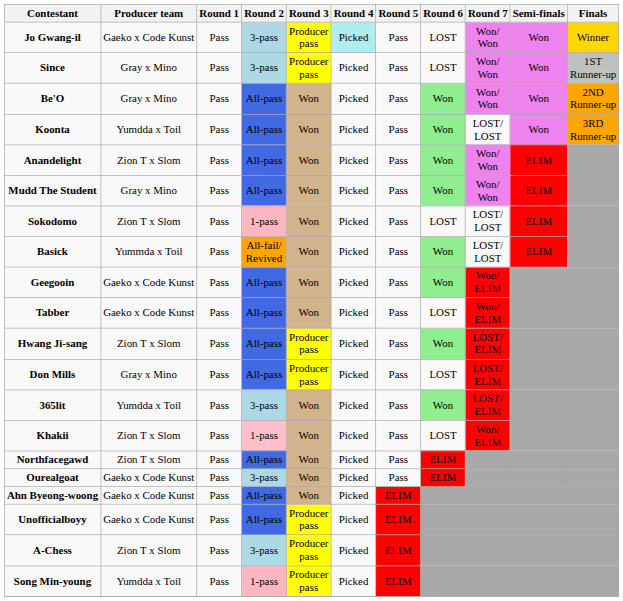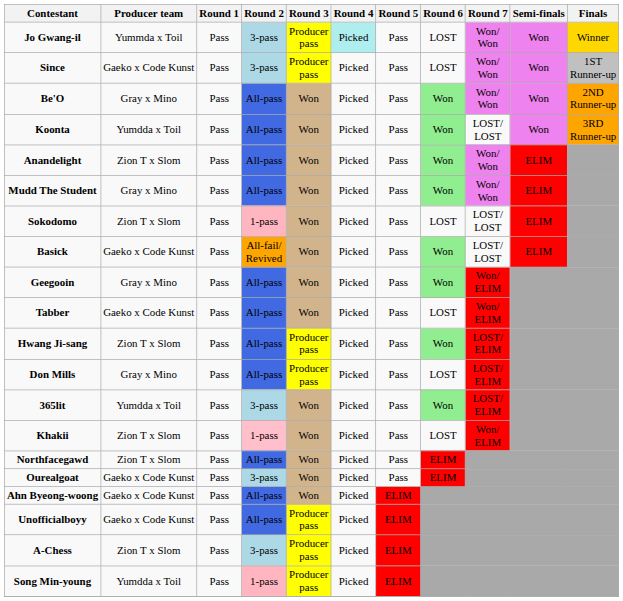(149, 38) Gaeko x Code Kunst -> (149, 38) Yummda x Toil
(149, 68) Gray x Mino -> (149, 68) Gaeko x Code Kunst
(149, 252) Yummda x Toil -> (149, 252) Gaeko x Code Kunst
(149, 282) Gaeko x Code Kunst -> (149, 282) Gray x Mino
